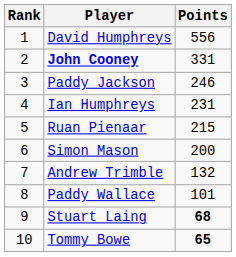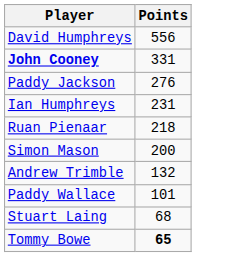- column: (24, 16)
(203, 83) 246 -> (163, 83) 276
(203, 128) 215 -> (163, 128) 218
(203, 218) bold -> (163, 218) normal
